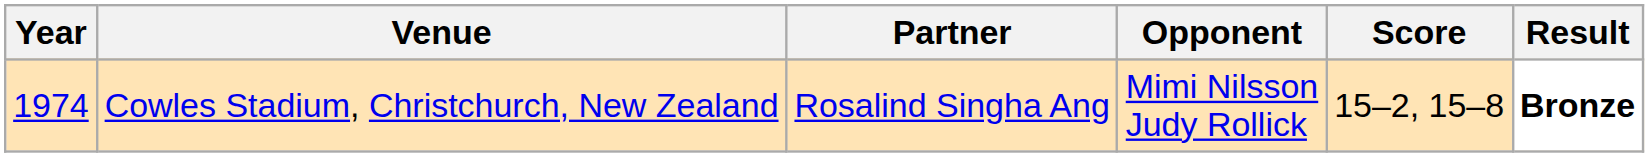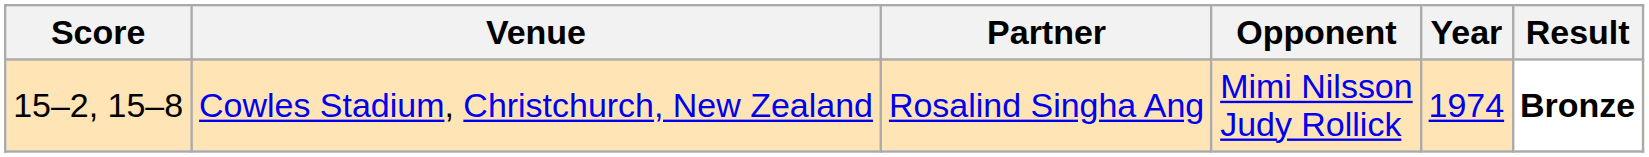columns swapped: (51, 32) <-> (1419, 32)
